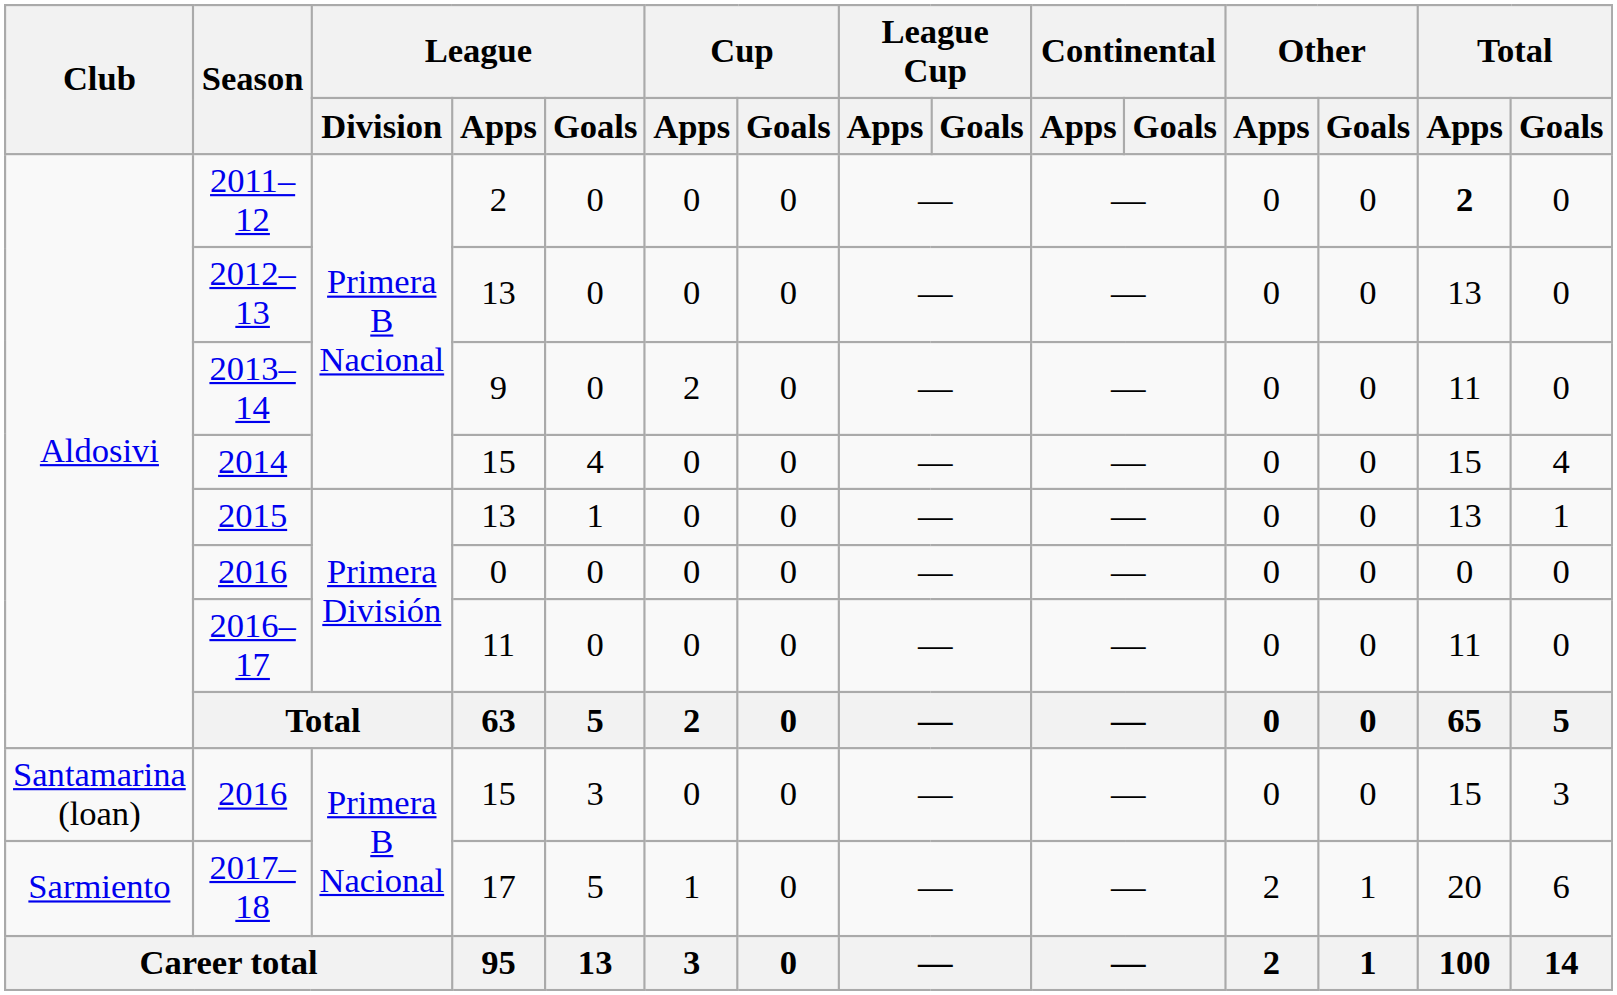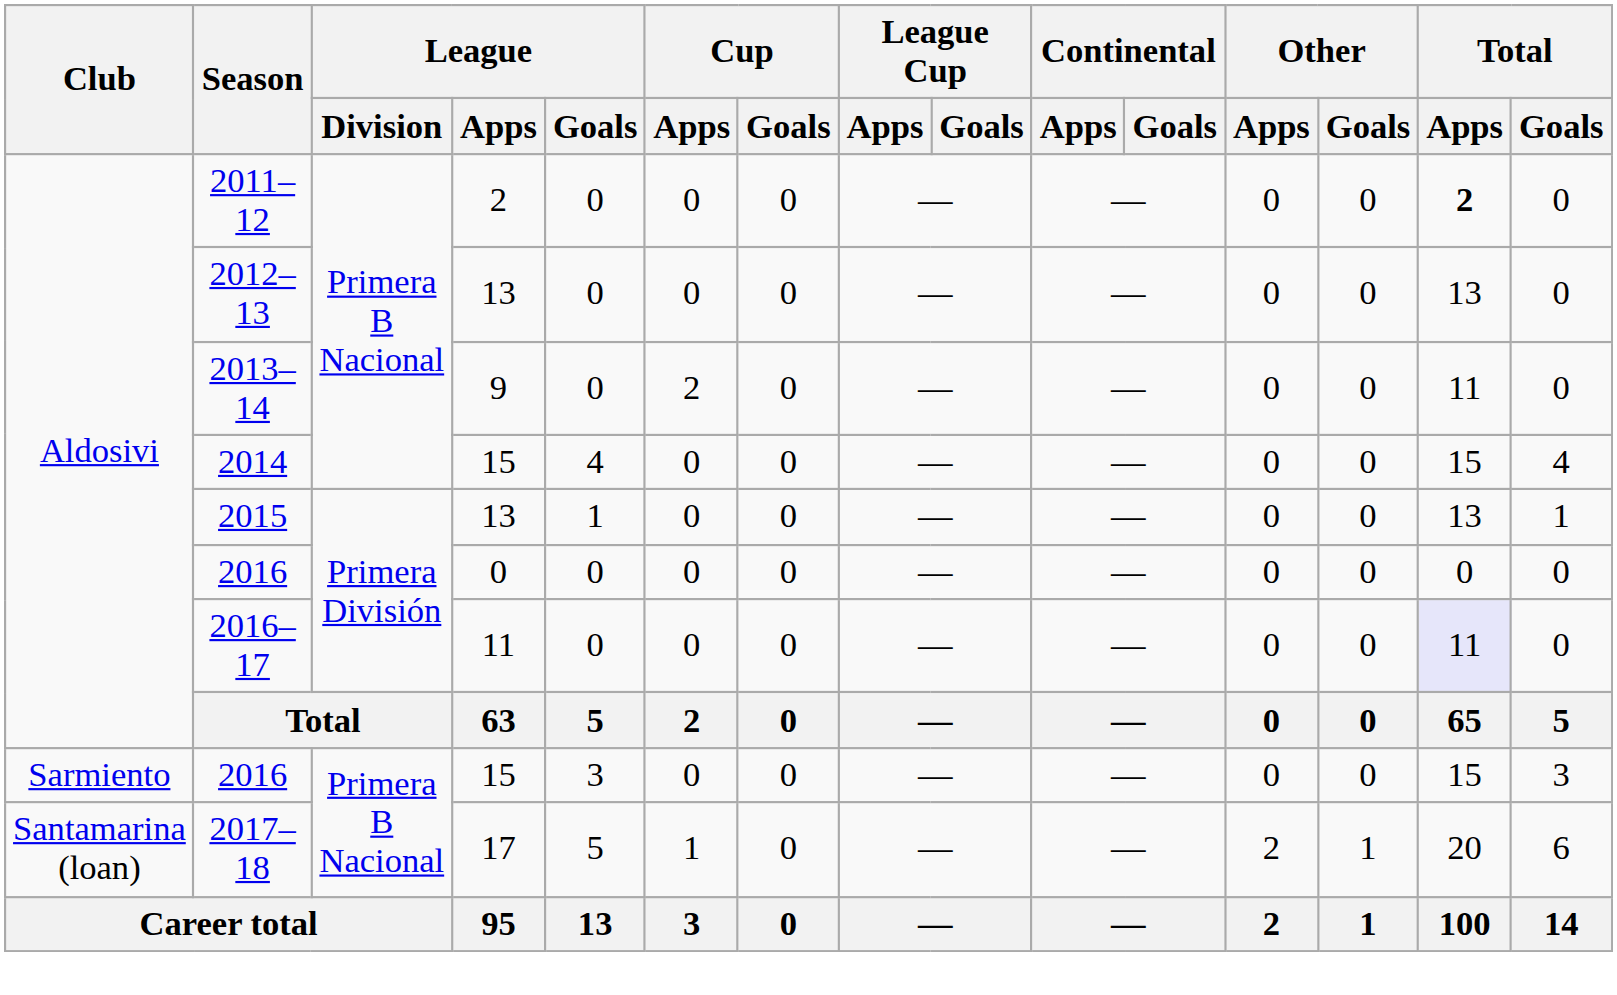(1465, 645) no background -> (1465, 645) lavender background
(99, 793) Santamarina (loan) -> (99, 774) Sarmiento
(99, 887) Sarmiento -> (99, 848) Santamarina (loan)
